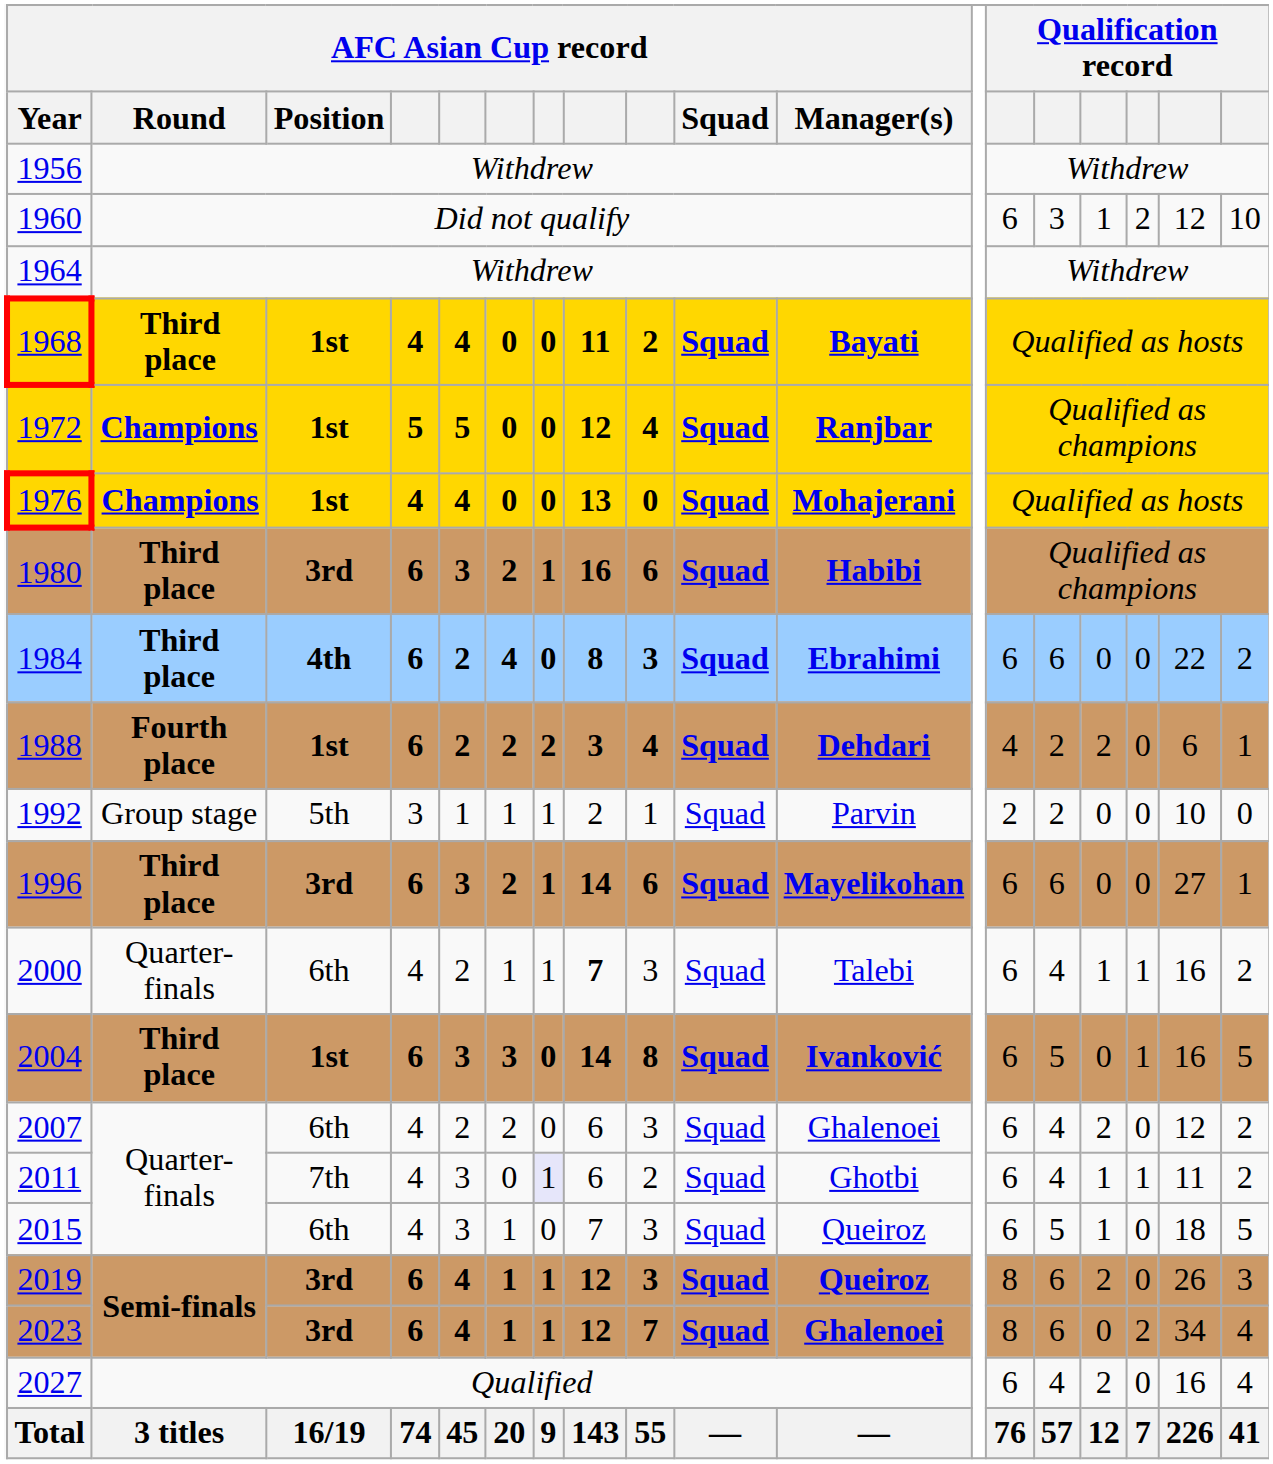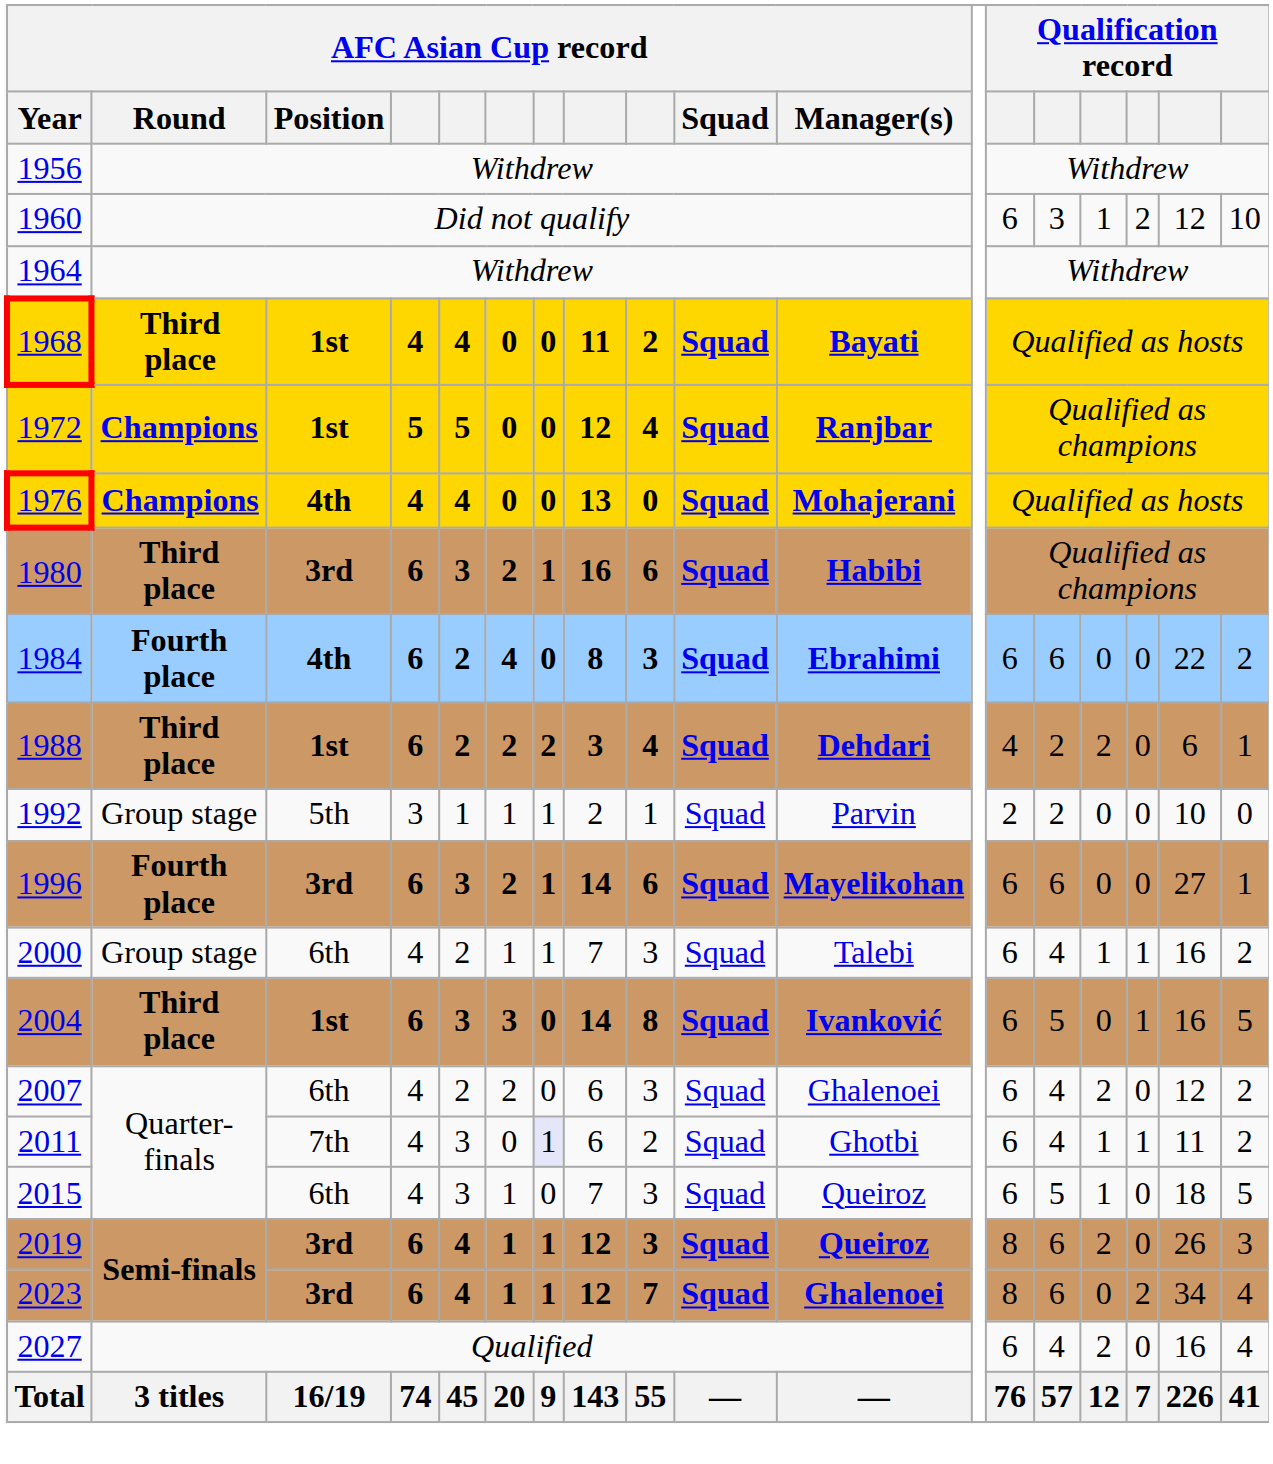(329, 499) 1st -> (329, 499) 4th
(179, 657) Third place -> (179, 657) Fourth place
(179, 745) Fourth place -> (179, 745) Third place
(179, 883) Third place -> (179, 883) Fourth place
(179, 970) Quarter-finals -> (179, 952) Group stage
(595, 970) bold -> (595, 952) normal
